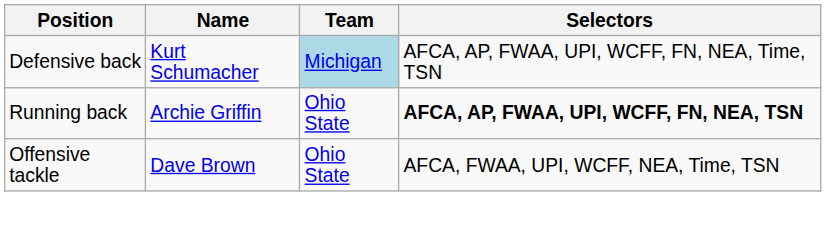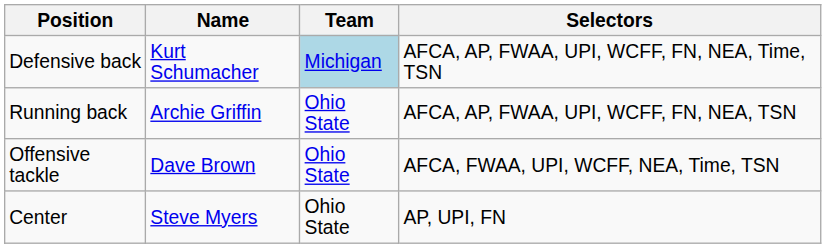(603, 113) bold -> (600, 113) normal
+ row: (38, 217)
